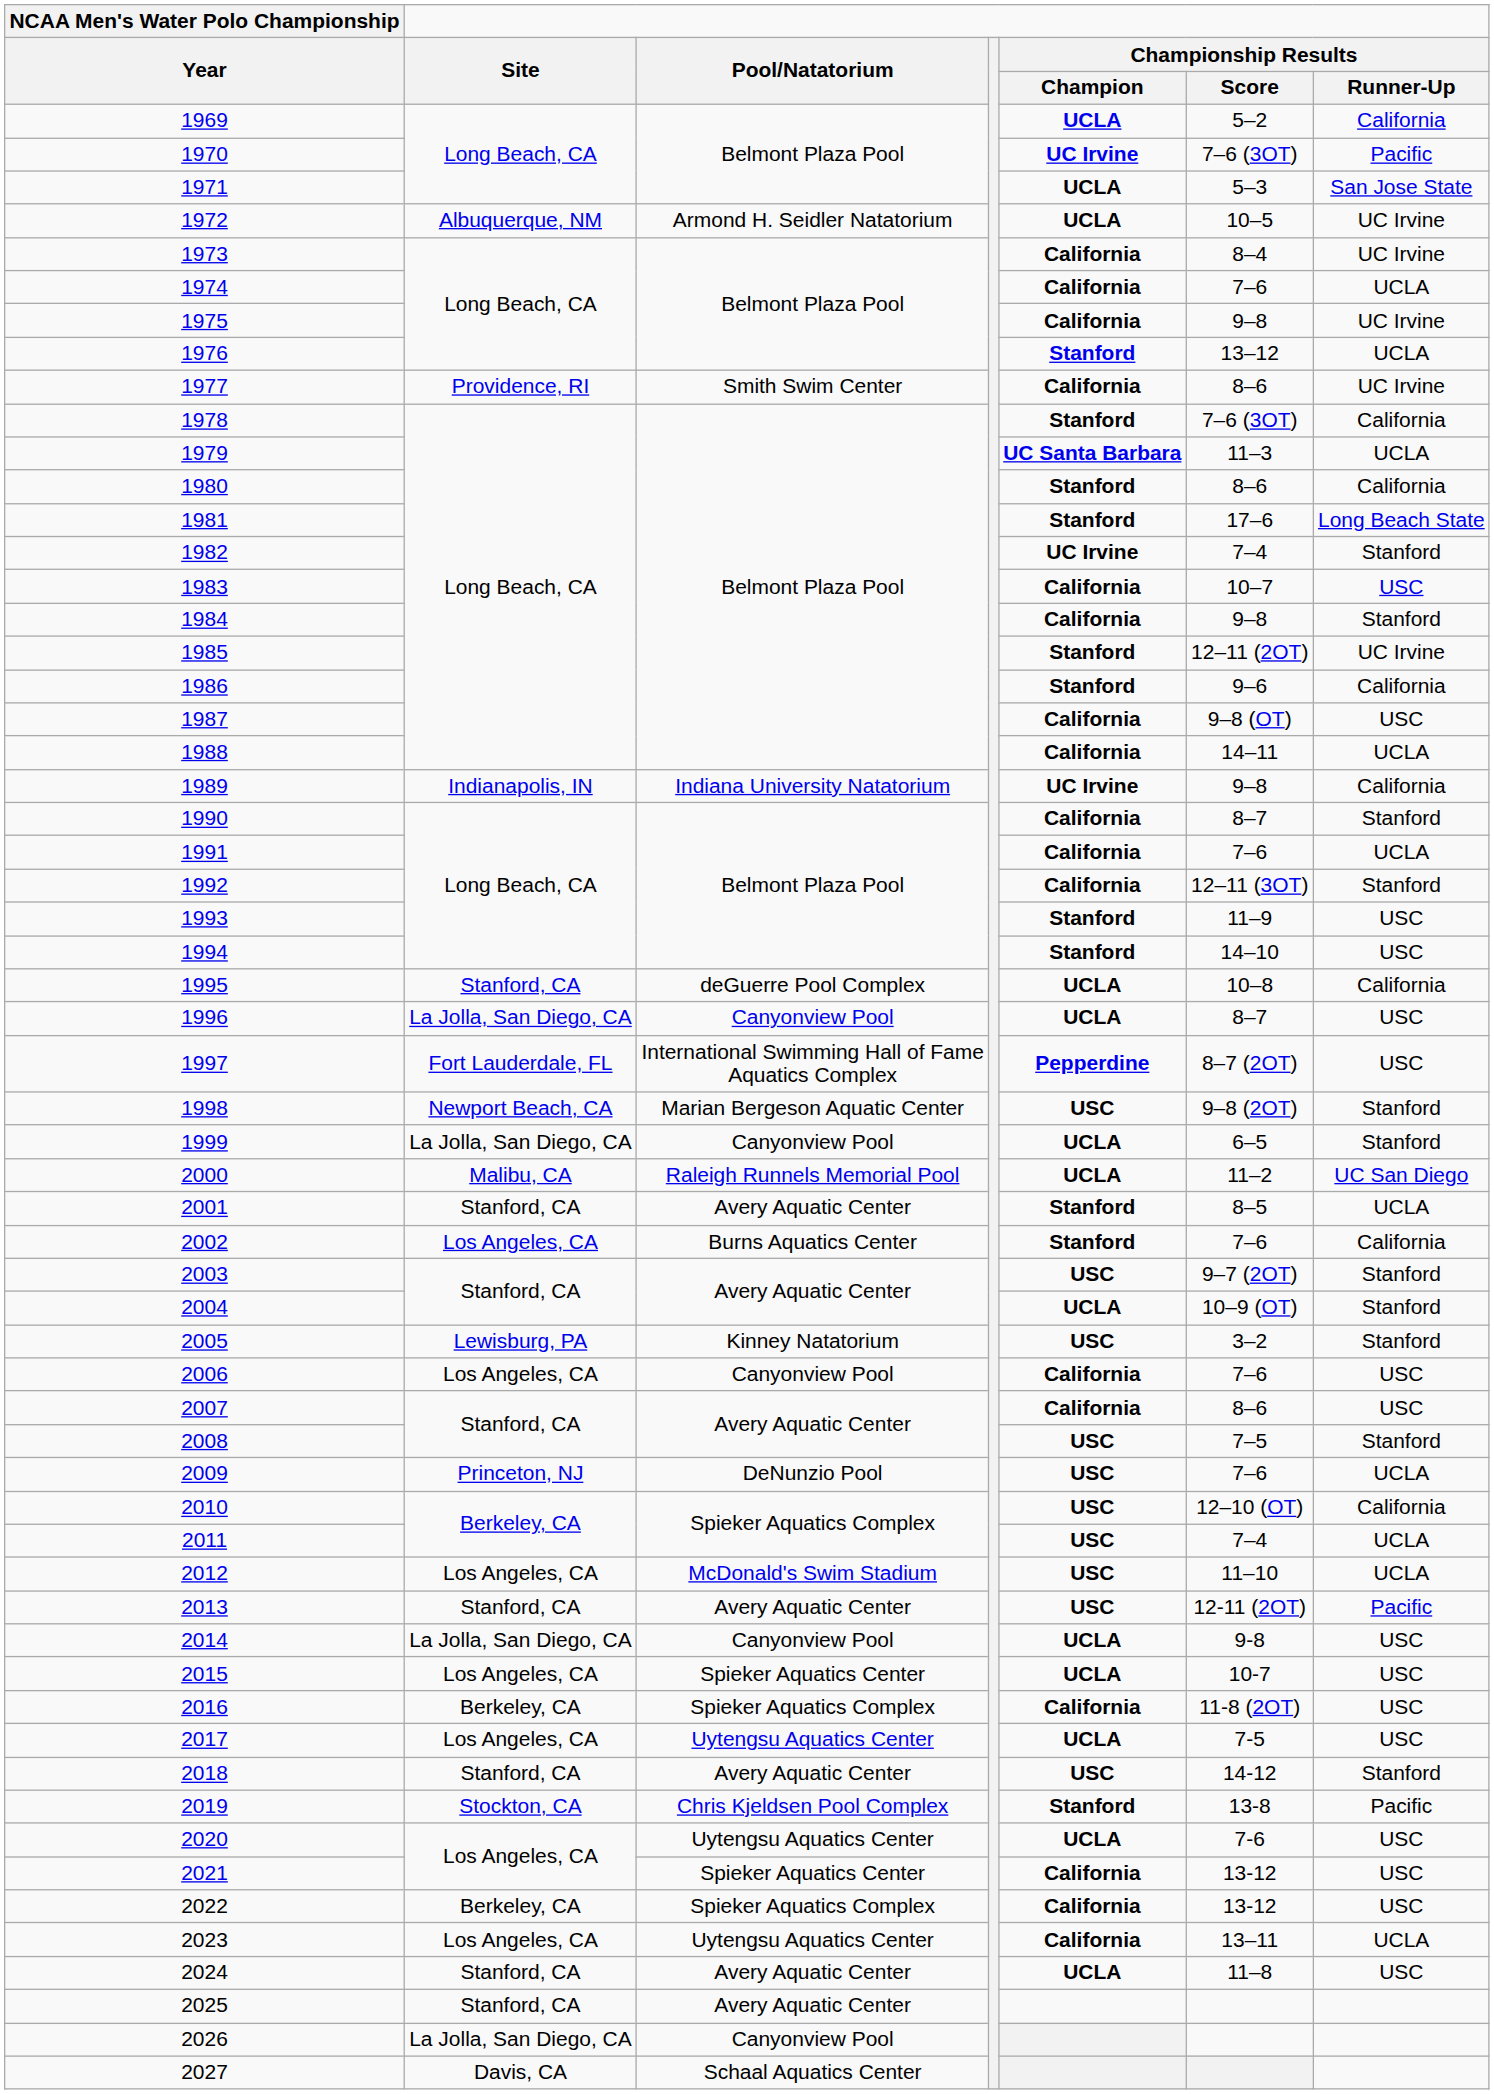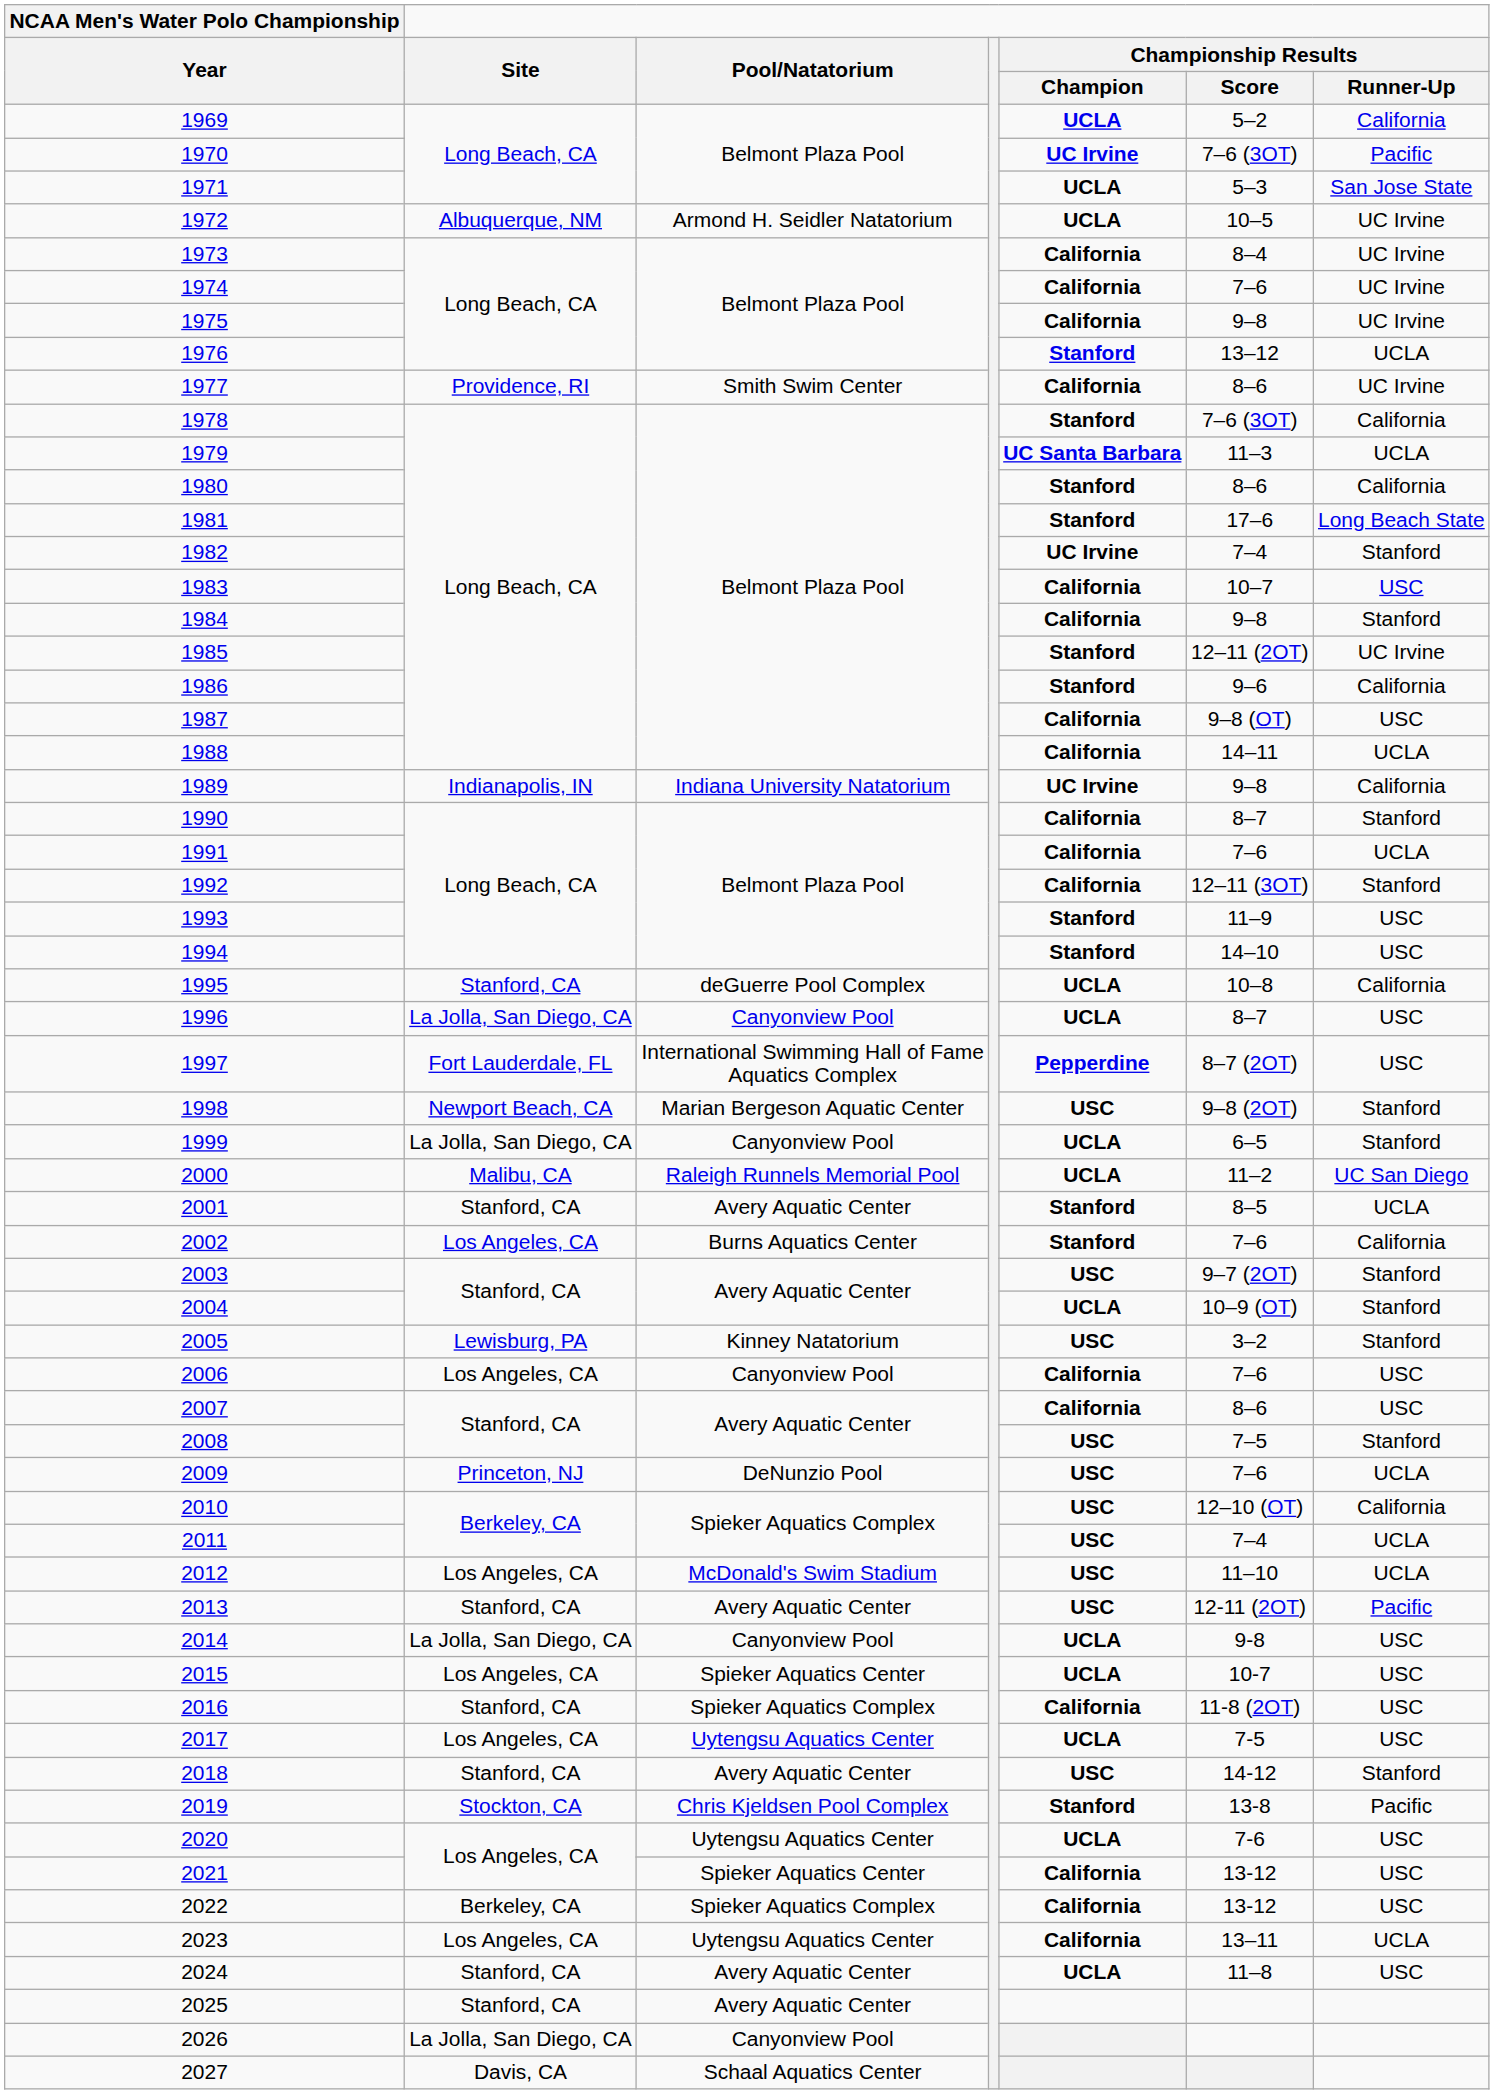(1401, 287) UCLA -> (1401, 287) UC Irvine
(520, 1706) Berkeley, CA -> (520, 1706) Stanford, CA
